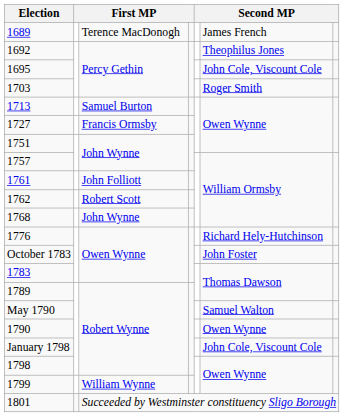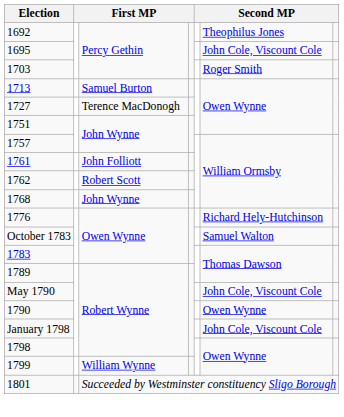- row: (19, 32)
(119, 124) Francis Ormsby -> (131, 106) Terence MacDonogh
(230, 254) John Foster -> (238, 236) Samuel Walton
(238, 310) Samuel Walton -> (262, 291) John Cole, Viscount Cole
